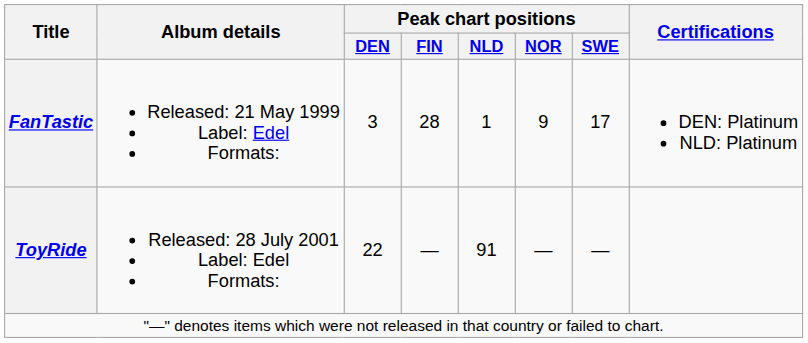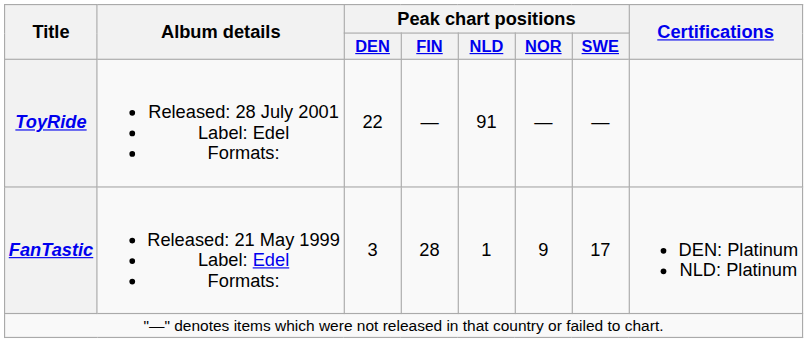rows swapped: (51, 122) <-> (51, 249)
